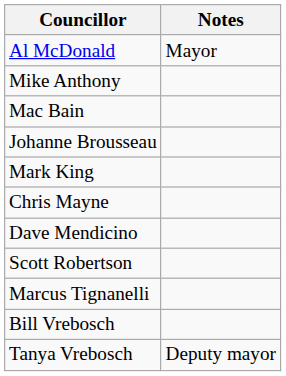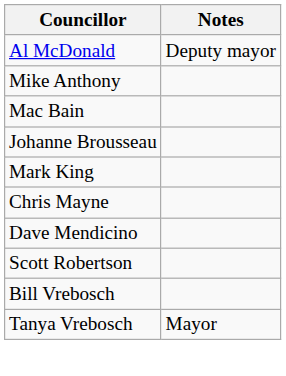(191, 50) Mayor -> (221, 50) Deputy mayor
- row: (79, 293)
(221, 354) Deputy mayor -> (191, 324) Mayor
